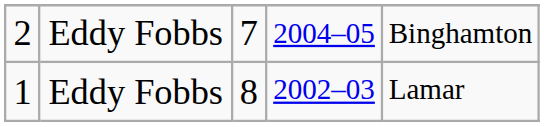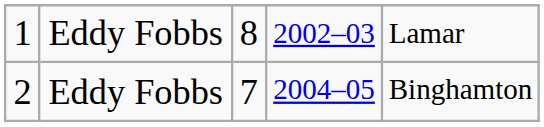rows swapped: (23, 90) <-> (23, 33)
